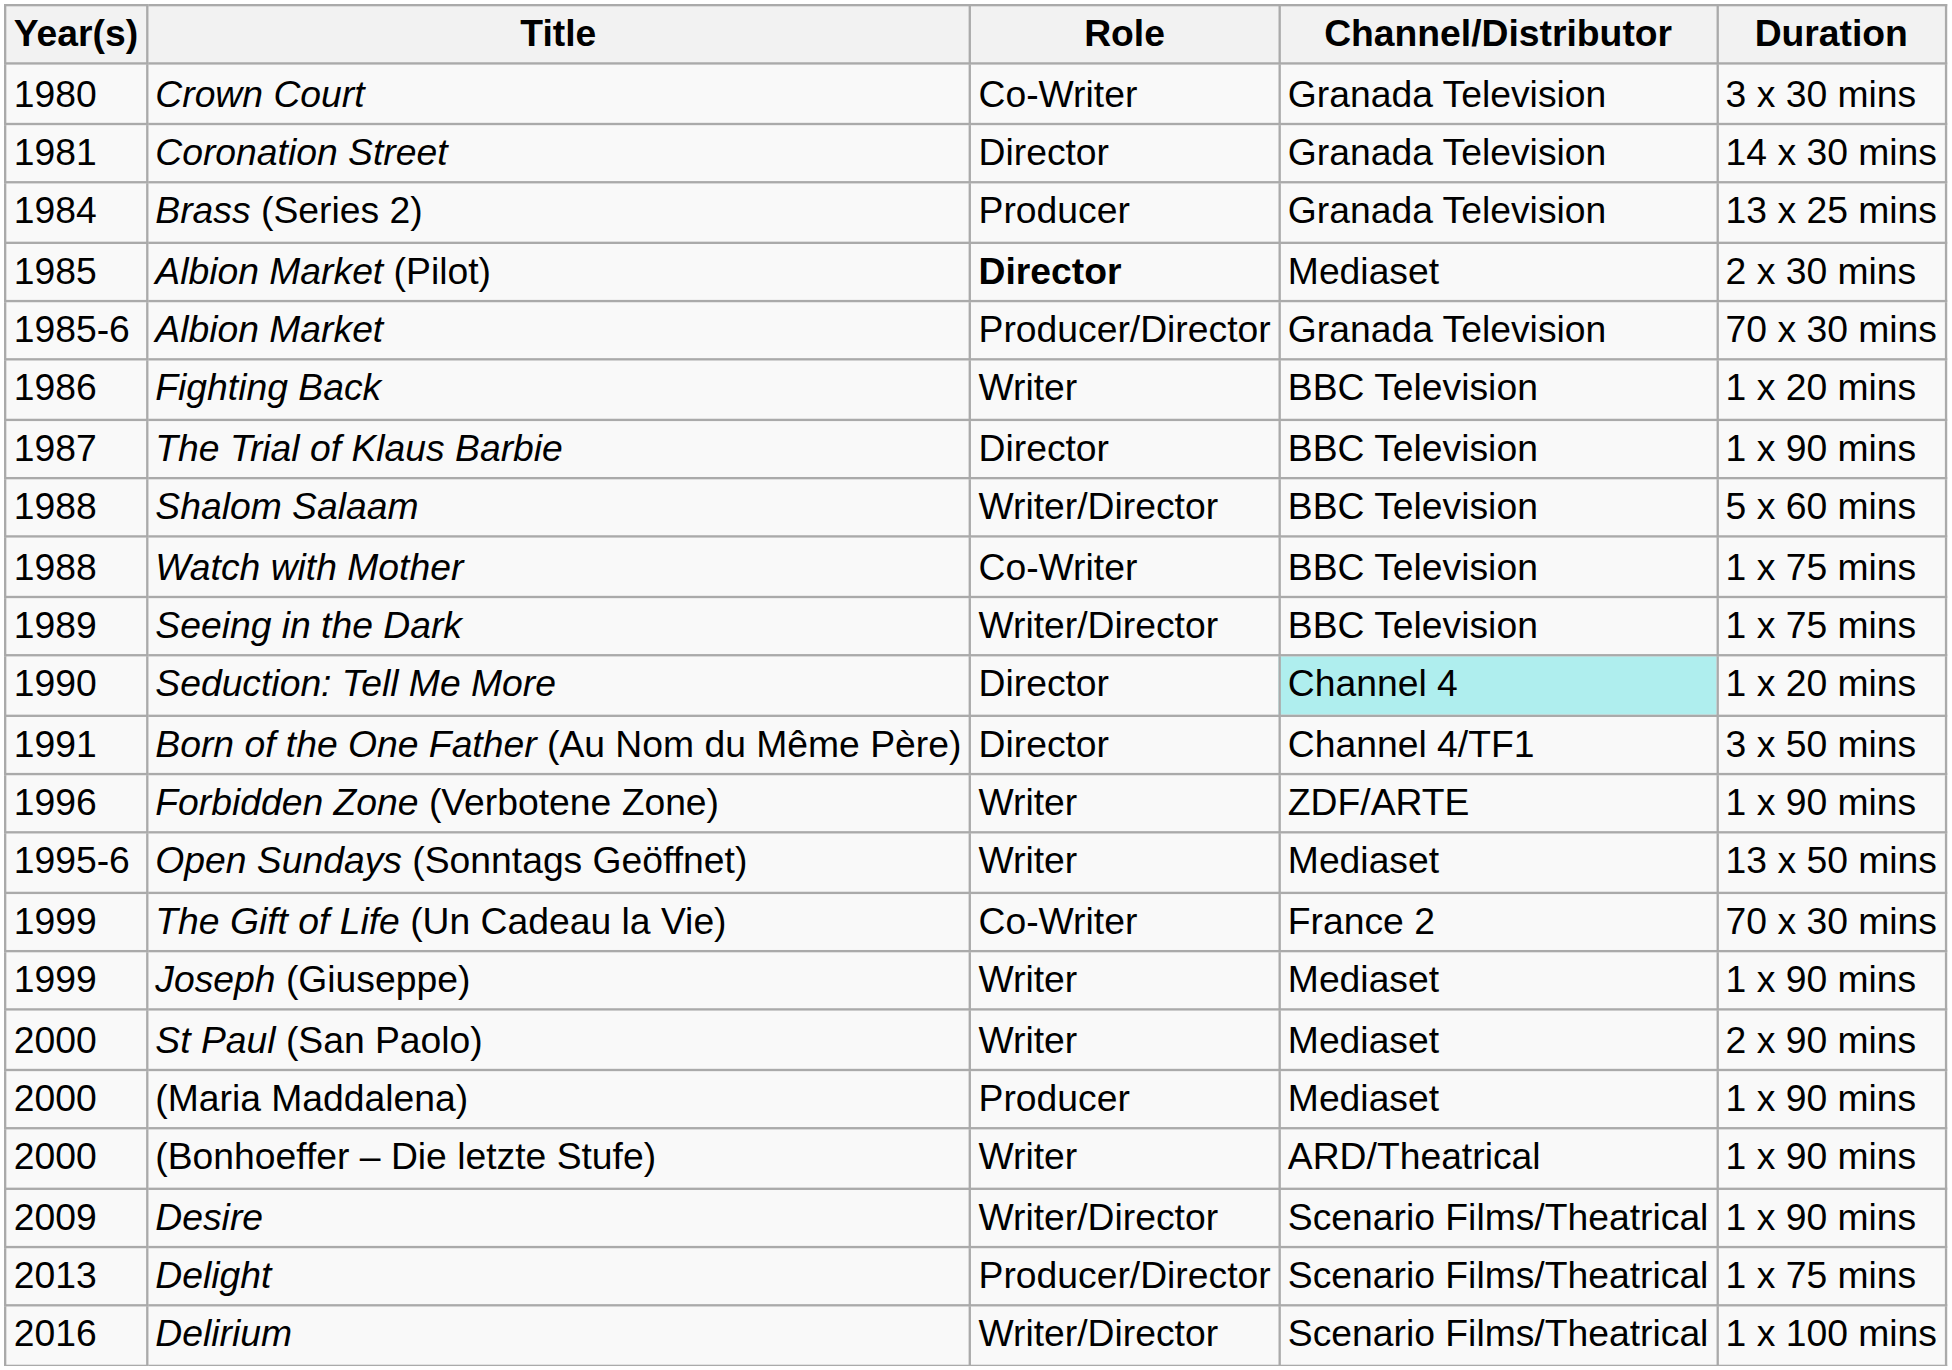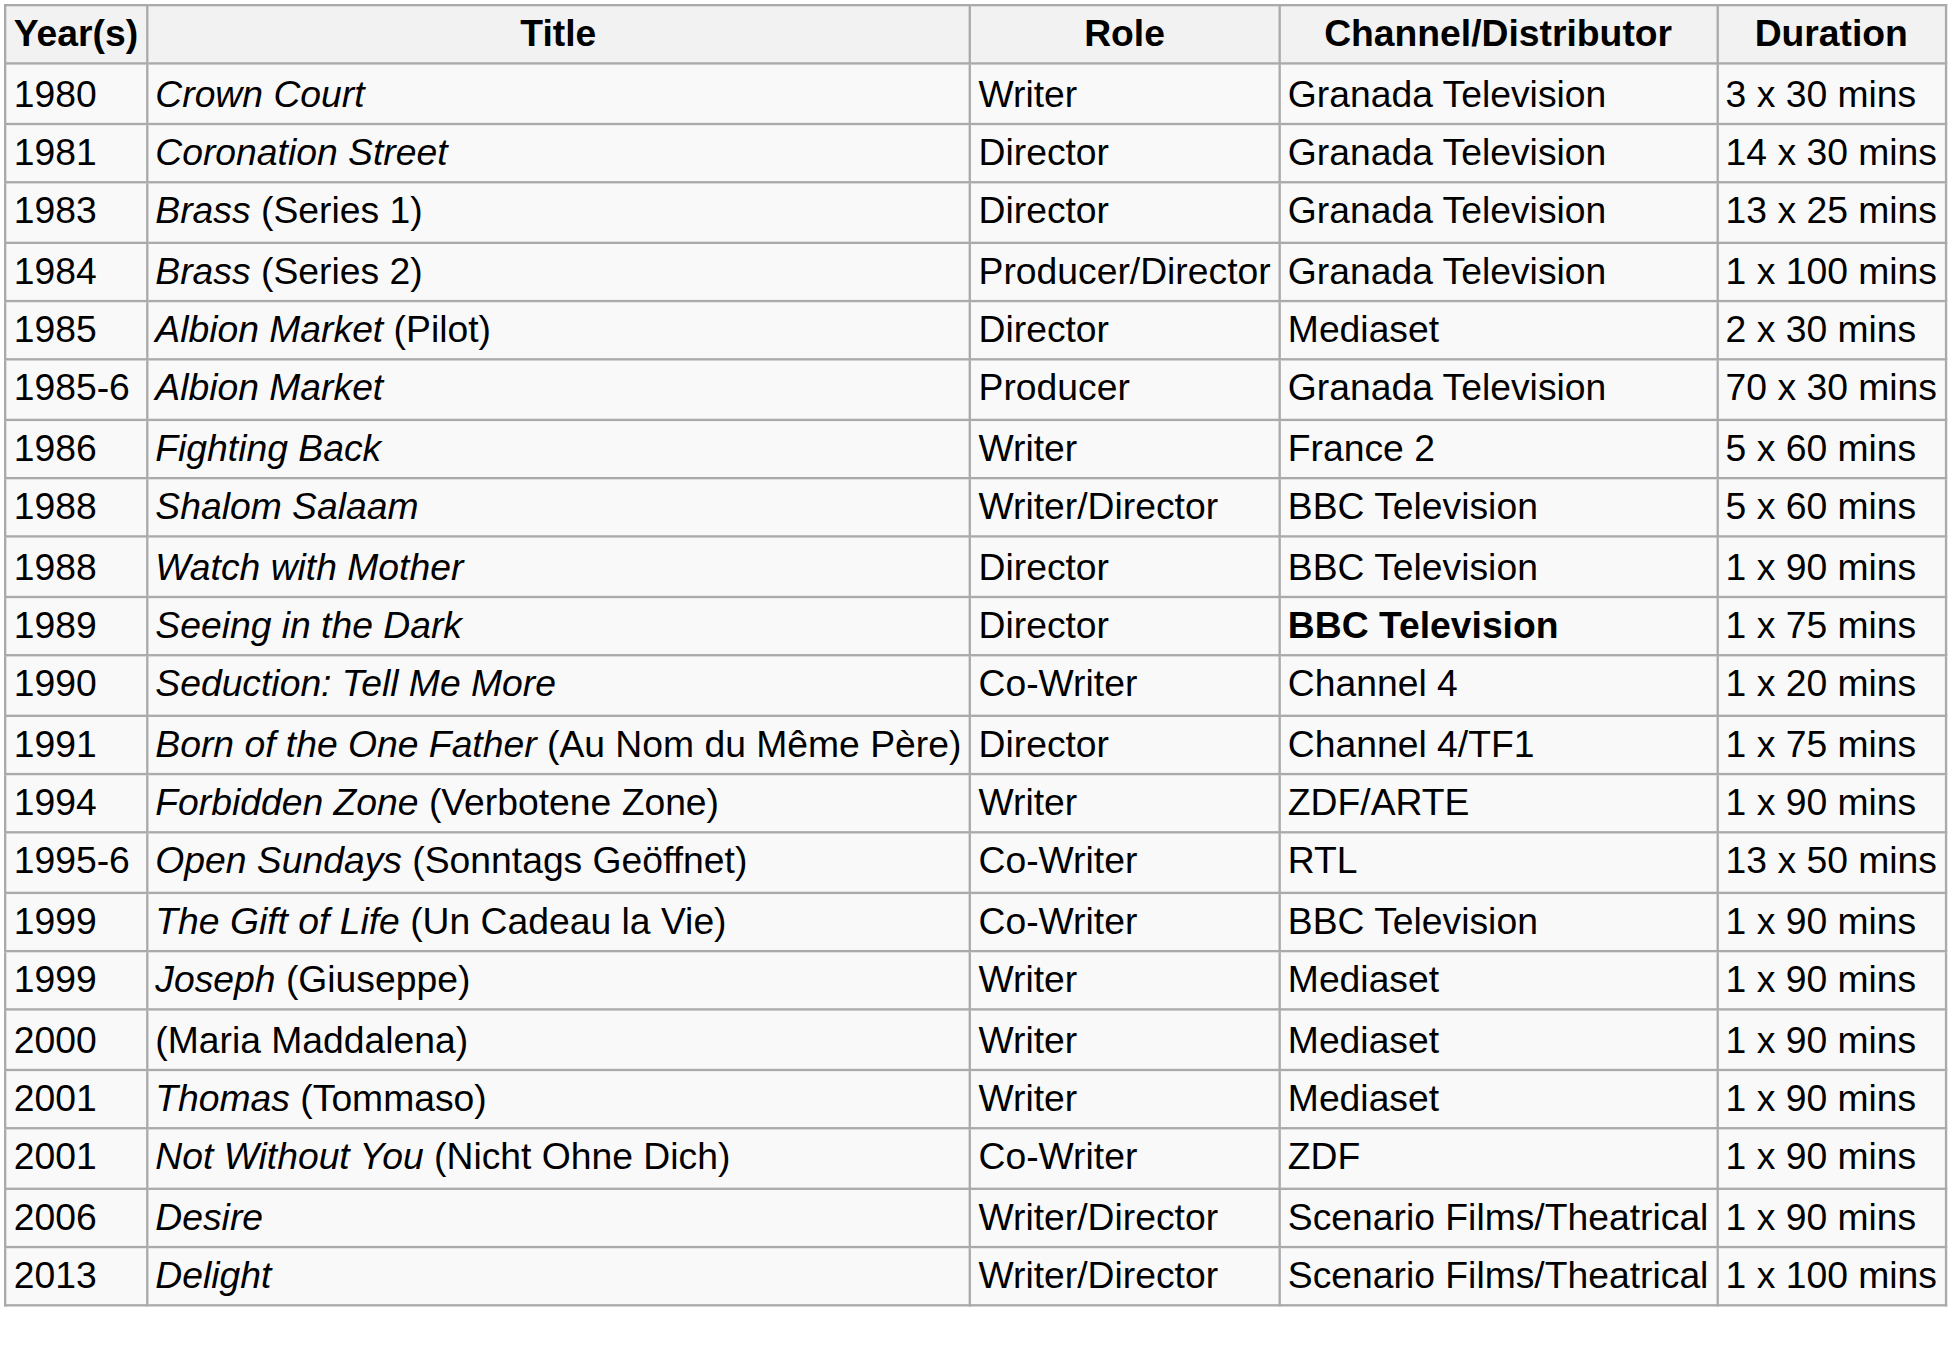(1058, 93) Co-Writer -> (1028, 93) Writer
+ row: (289, 211)
(1054, 211) Producer -> (1125, 270) Producer/Director
(1831, 211) 13 x 25 mins -> (1831, 270) 1 x 100 mins
(1050, 270) bold -> (1044, 329) normal
(1125, 329) Producer/Director -> (1054, 388) Producer
(1413, 388) BBC Television -> (1361, 447) France 2
(1821, 388) 1 x 20 mins -> (1821, 447) 5 x 60 mins
- row: (359, 447)
(1058, 566) Co-Writer -> (1044, 566) Director
(1821, 566) 1 x 75 mins -> (1821, 566) 1 x 90 mins
(1098, 625) Writer/Director -> (1044, 625) Director
(1413, 625) normal -> (1423, 625) bold
(1044, 684) Director -> (1058, 684) Co-Writer
(1373, 684) paleturquoise background -> (1373, 684) no background
(1821, 743) 3 x 50 mins -> (1821, 743) 1 x 75 mins
(55, 802) 1996 -> (55, 802) 1994
(1028, 861) Writer -> (1058, 861) Co-Writer
(1363, 861) Mediaset -> (1323, 861) RTL
(1361, 920) France 2 -> (1413, 920) BBC Television
(1831, 920) 70 x 30 mins -> (1821, 920) 1 x 90 mins
- row: (319, 1039)
(1054, 1098) Producer -> (1028, 1039) Writer
- row: (406, 1157)
+ row: (321, 1098)
+ row: (443, 1157)
(55, 1216) 2009 -> (55, 1216) 2006
(1125, 1275) Producer/Director -> (1098, 1275) Writer/Director
(1821, 1275) 1 x 75 mins -> (1831, 1275) 1 x 100 mins
- row: (224, 1334)
